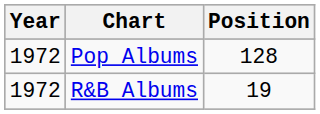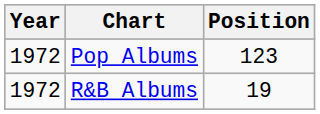(259, 57) 128 -> (259, 57) 123
